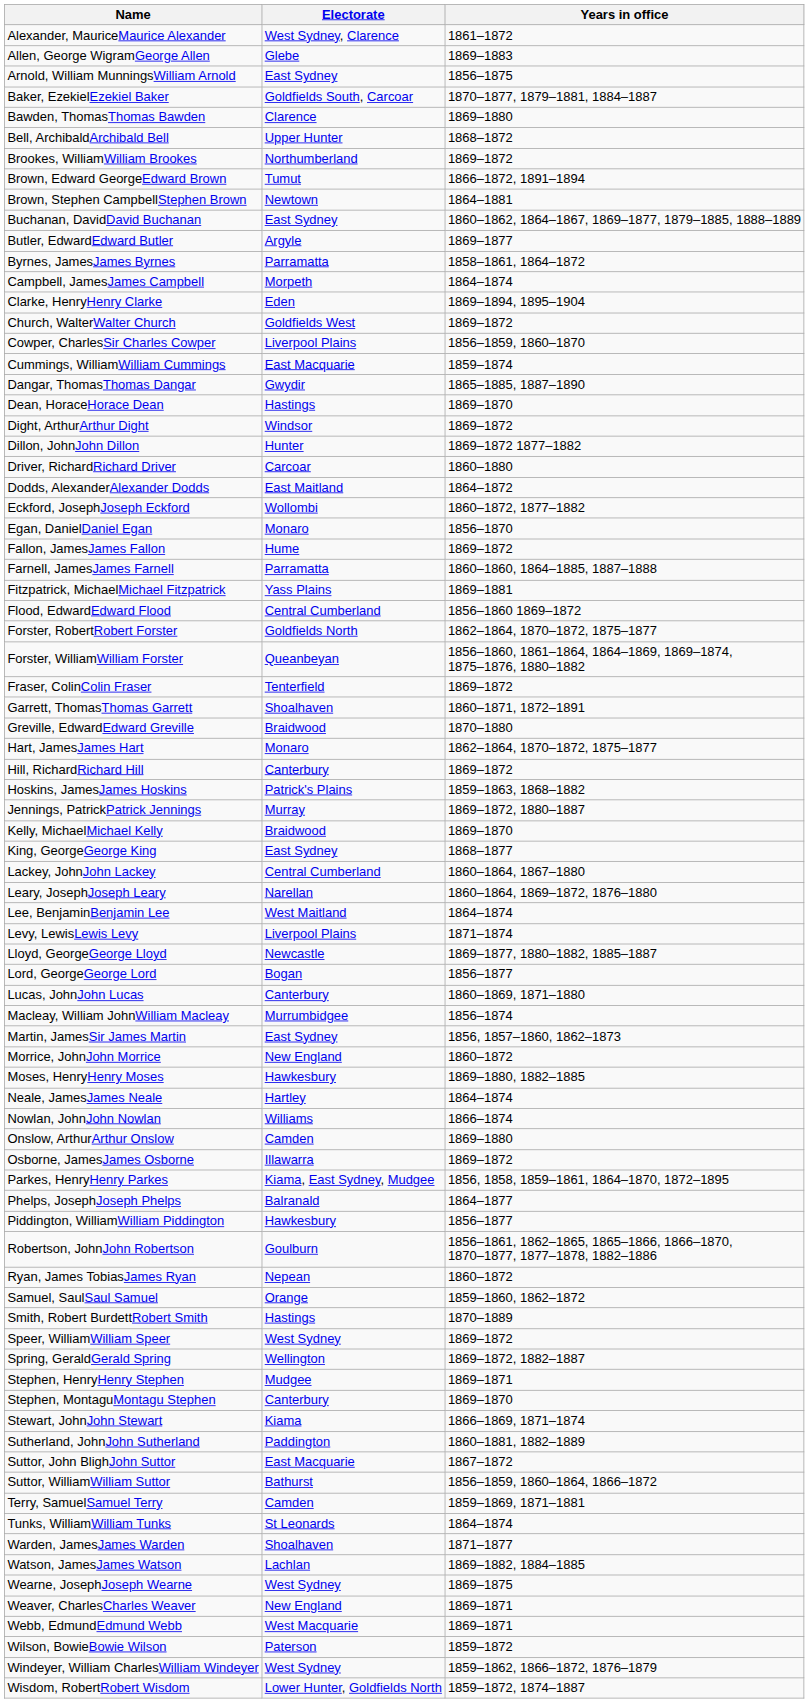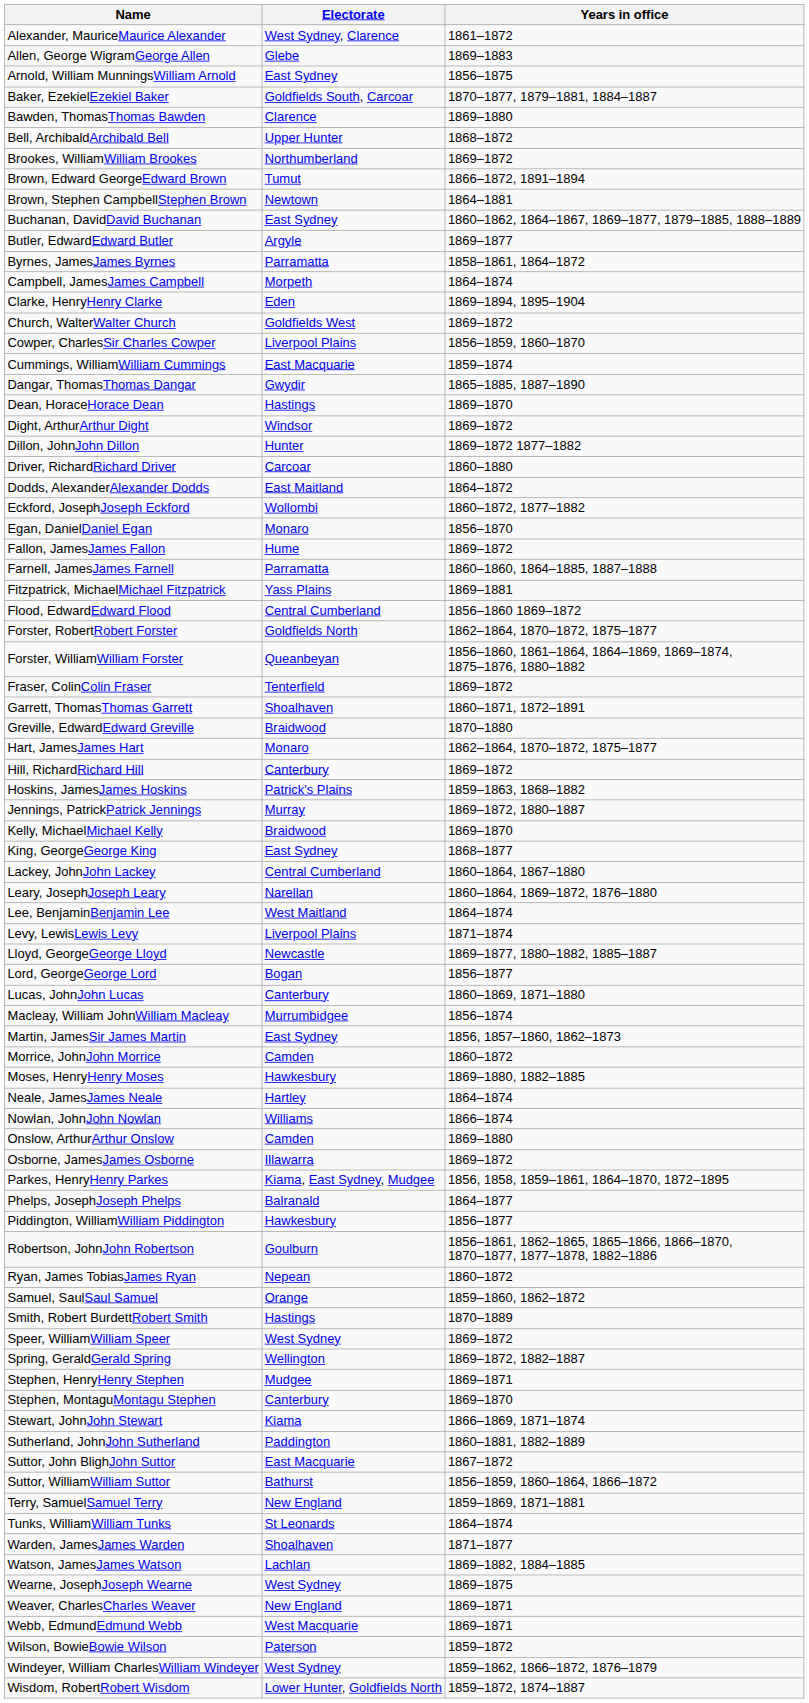(303, 1057) New England -> (289, 1057) Camden
(289, 1503) Camden -> (303, 1503) New England
